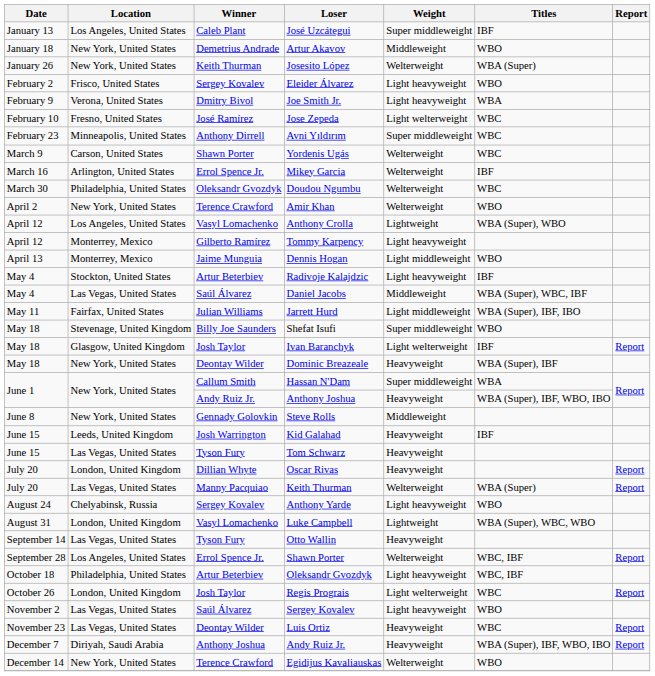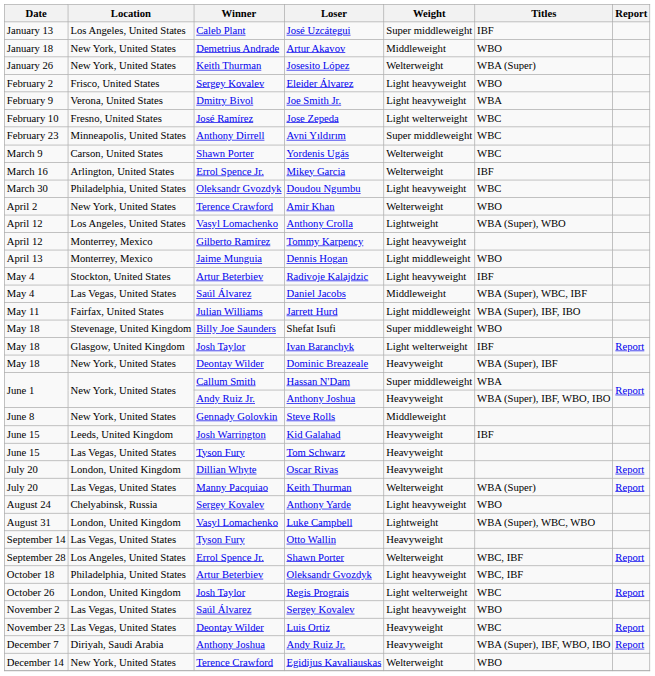(415, 188) Welterweight -> (426, 188) Light heavyweight
